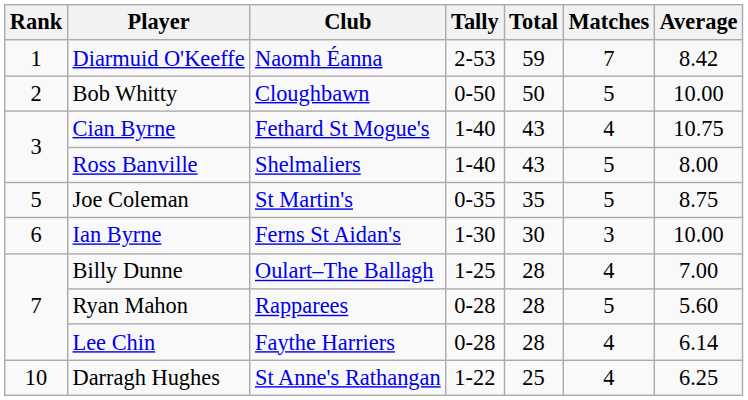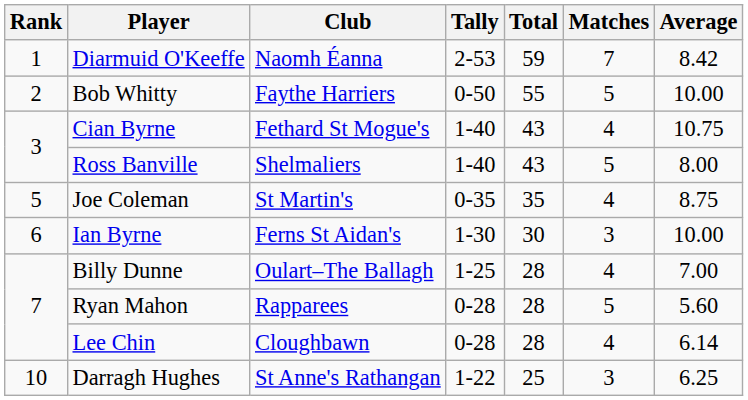(312, 93) Cloughbawn -> (325, 93) Faythe Harriers
(534, 93) 50 -> (534, 93) 55
(609, 199) 5 -> (609, 199) 4
(325, 341) Faythe Harriers -> (312, 341) Cloughbawn
(609, 377) 4 -> (609, 377) 3
